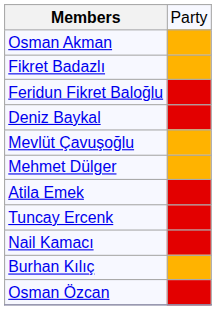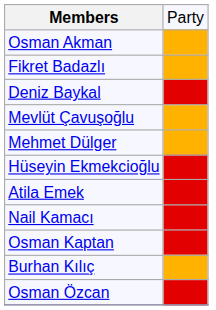- row: (86, 93)
+ row: (84, 168)
- row: (61, 218)
+ row: (61, 243)
